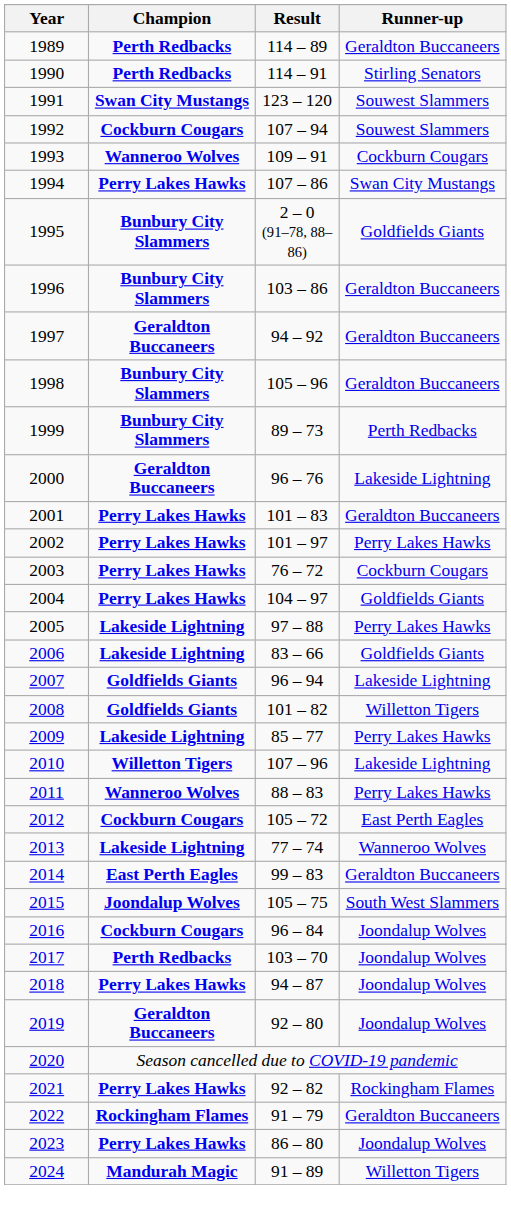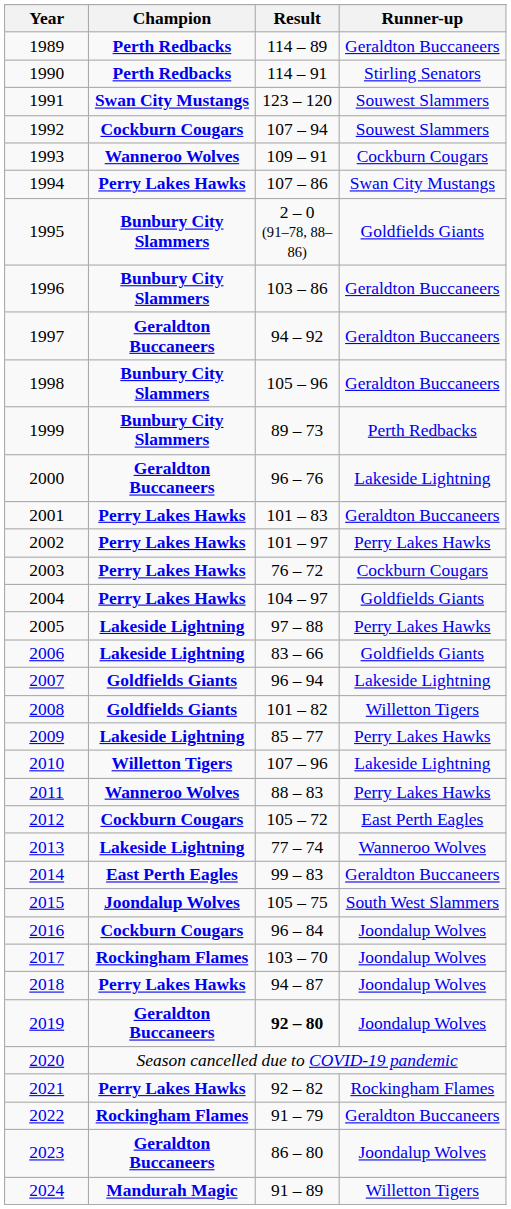(172, 957) Perth Redbacks -> (172, 957) Rockingham Flames
(297, 1022) normal -> (297, 1022) bold
(172, 1143) Perry Lakes Hawks -> (172, 1153) Geraldton Buccaneers
